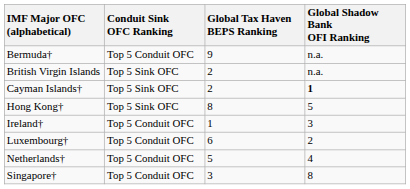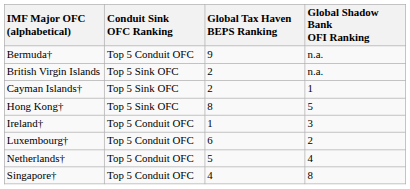(310, 89) bold -> (310, 89) normal
(210, 175) 3 -> (210, 175) 4
